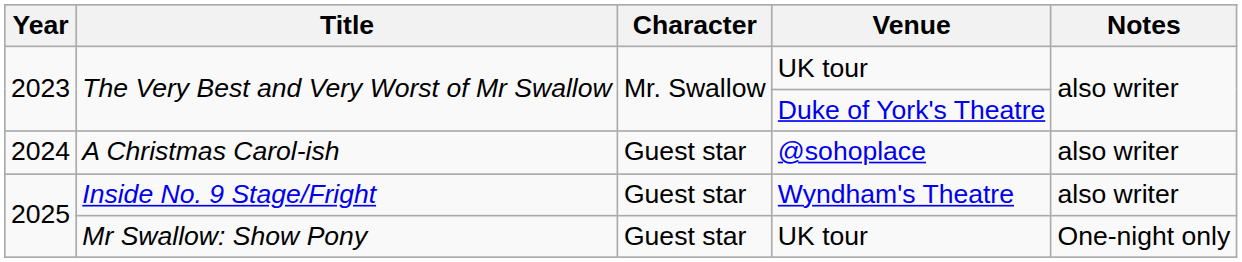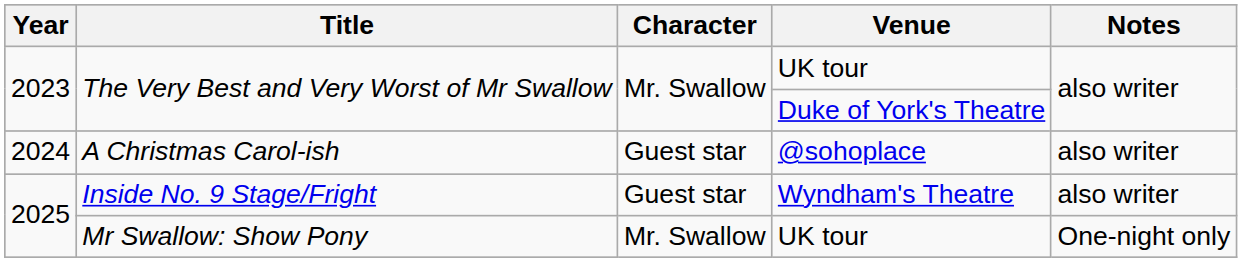(685, 236) Guest star -> (695, 236) Mr. Swallow
